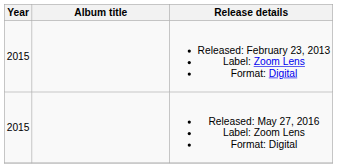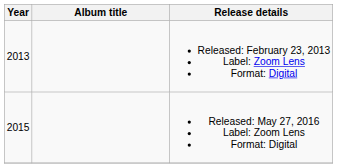(18, 56) 2015 -> (18, 56) 2013
